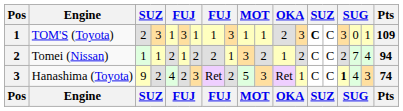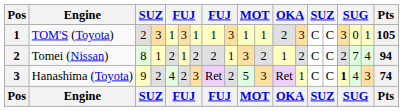(315, 34) bold -> (315, 34) normal
(386, 34) 109 -> (386, 34) 105
(143, 55) 1 -> (143, 55) 8
